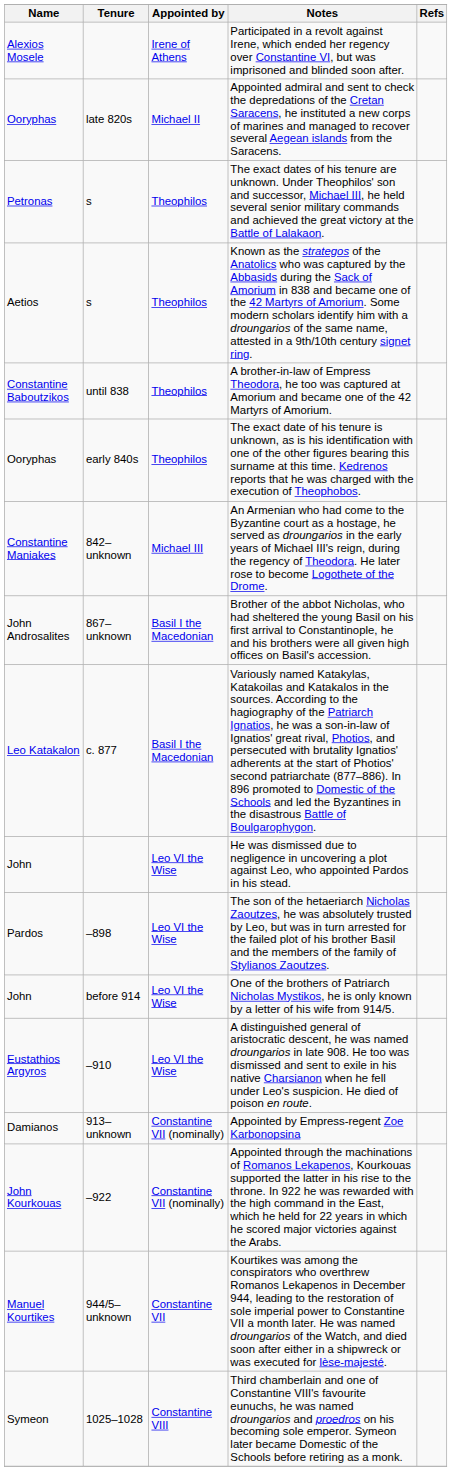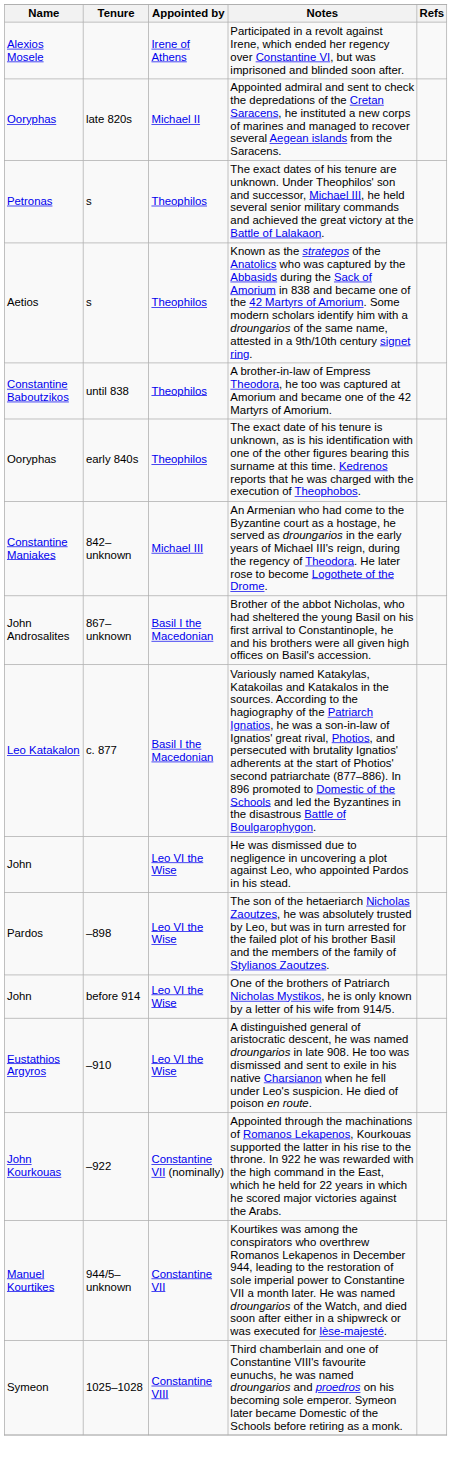- row: (317, 1128)
